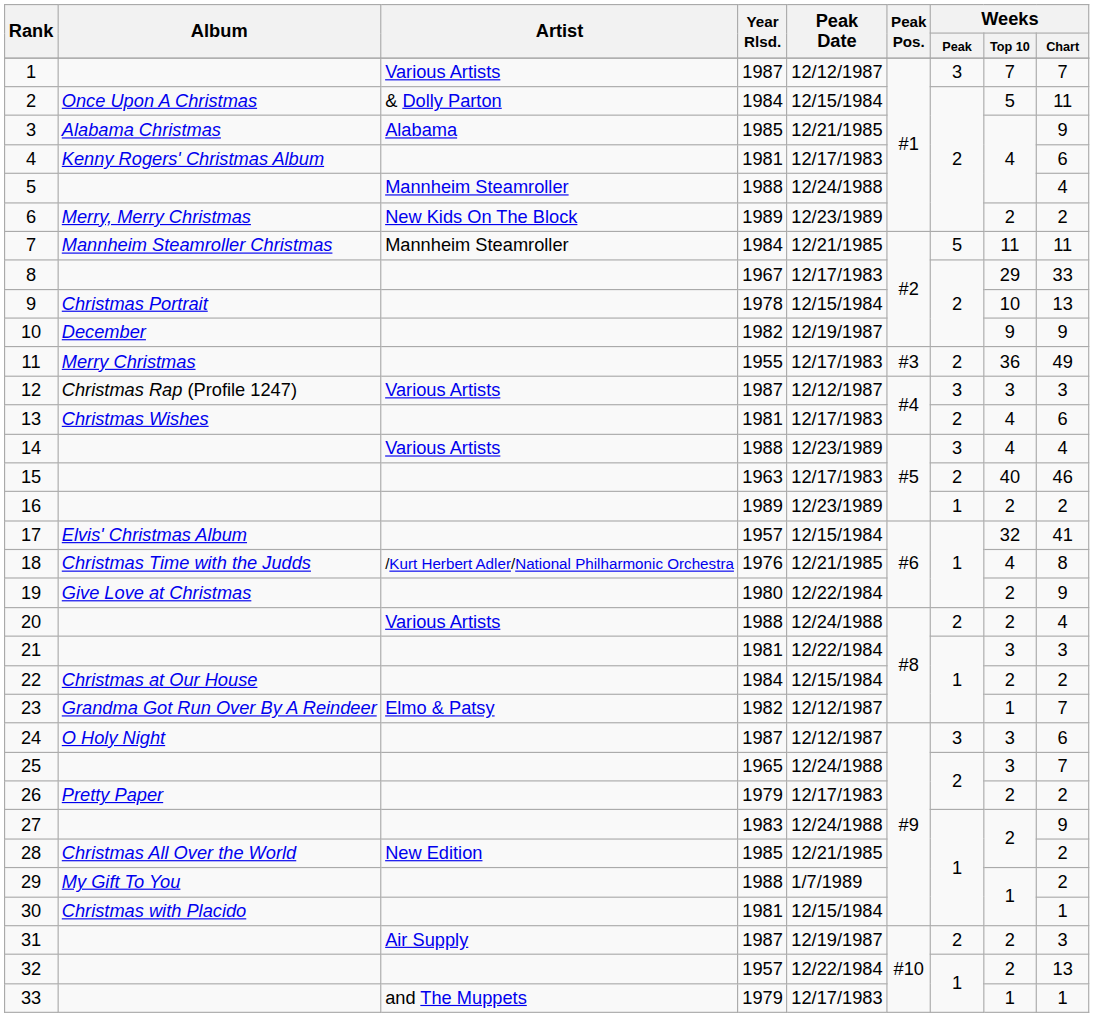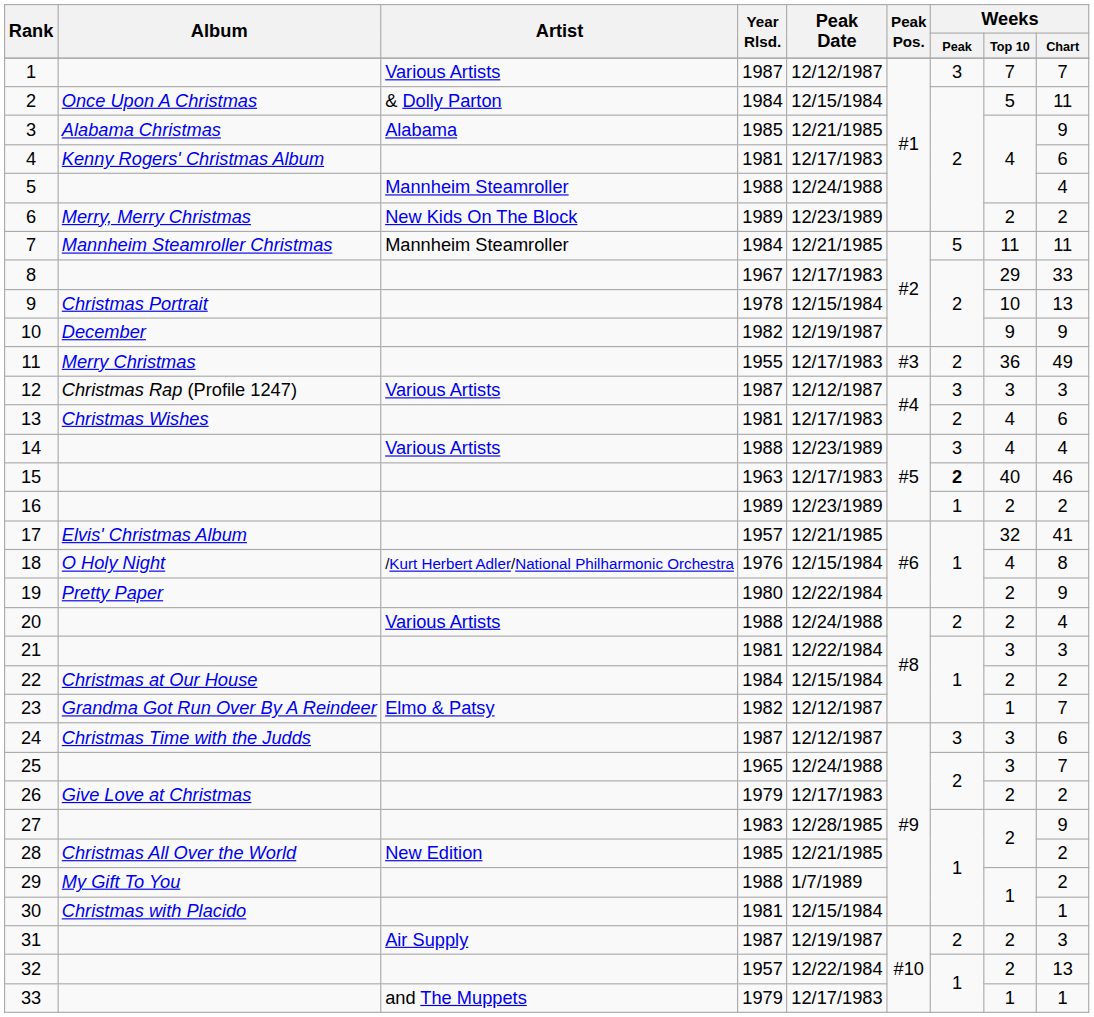(957, 477) normal -> (957, 477) bold
(837, 535) 12/15/1984 -> (837, 535) 12/21/1985
(186, 563) Christmas Time with the Judds -> (113, 563) O Holy Night
(837, 563) 12/21/1985 -> (837, 563) 12/15/1984
(157, 592) Give Love at Christmas -> (112, 592) Pretty Paper
(113, 737) O Holy Night -> (186, 737) Christmas Time with the Judds
(112, 795) Pretty Paper -> (157, 795) Give Love at Christmas
(837, 824) 12/24/1988 -> (837, 824) 12/28/1985
